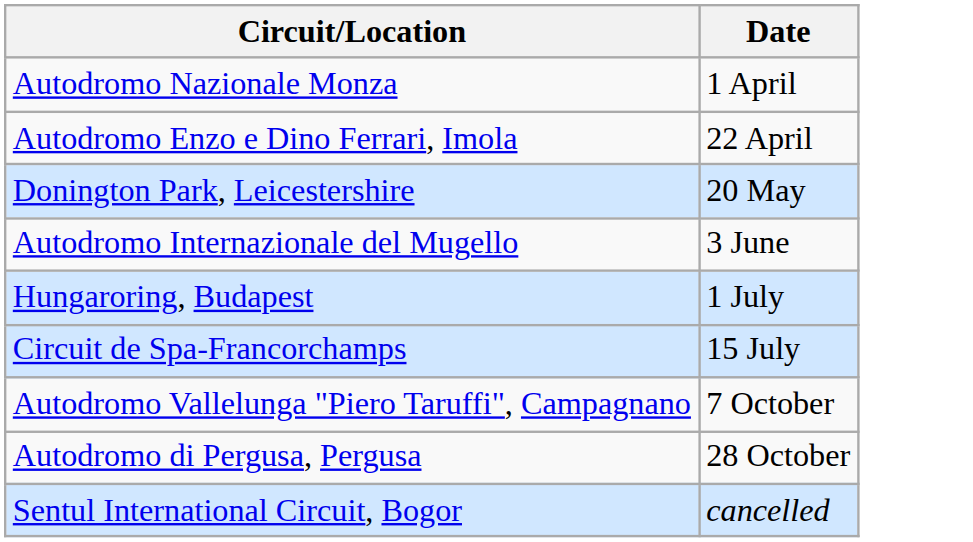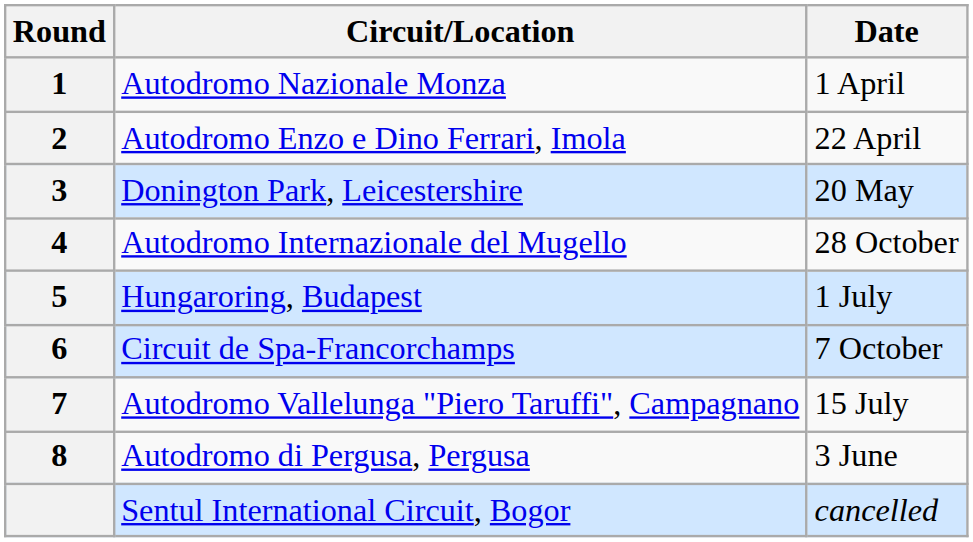+ column: (59, 30)
(748, 243) 3 June -> (887, 243) 28 October
(753, 349) 15 July -> (879, 349) 7 October
(770, 402) 7 October -> (862, 402) 15 July
(778, 456) 28 October -> (856, 456) 3 June
